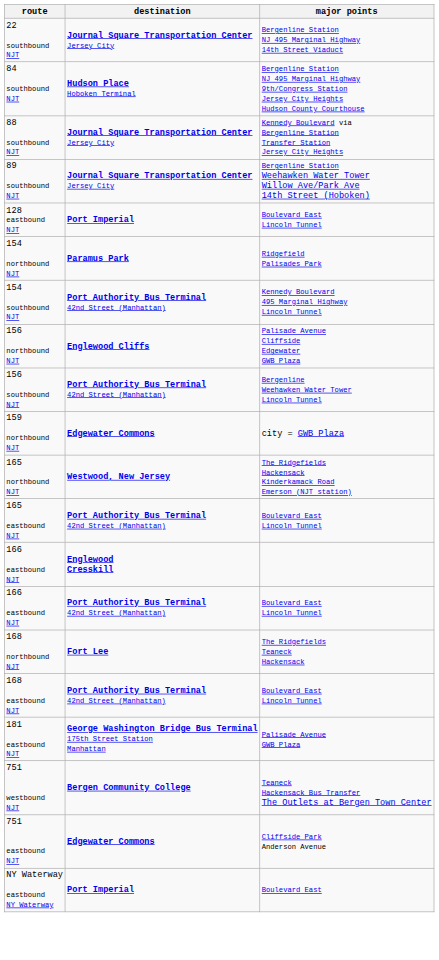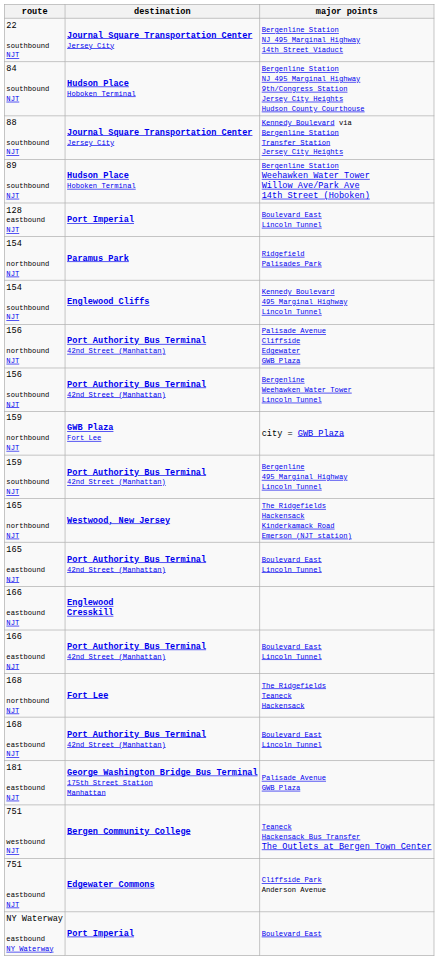(160, 181) Journal Square Transportation Center Jersey City -> (101, 181) Hudson Place Hoboken Terminal
(137, 302) Port Authority Bus Terminal 42nd Street (Manhattan) -> (108, 302) Englewood Cliffs
(108, 346) Englewood Cliffs -> (137, 346) Port Authority Bus Terminal 42nd Street (Manhattan)
(111, 433) Edgewater Commons -> (90, 433) GWB Plaza Fort Lee
+ row: (35, 477)
